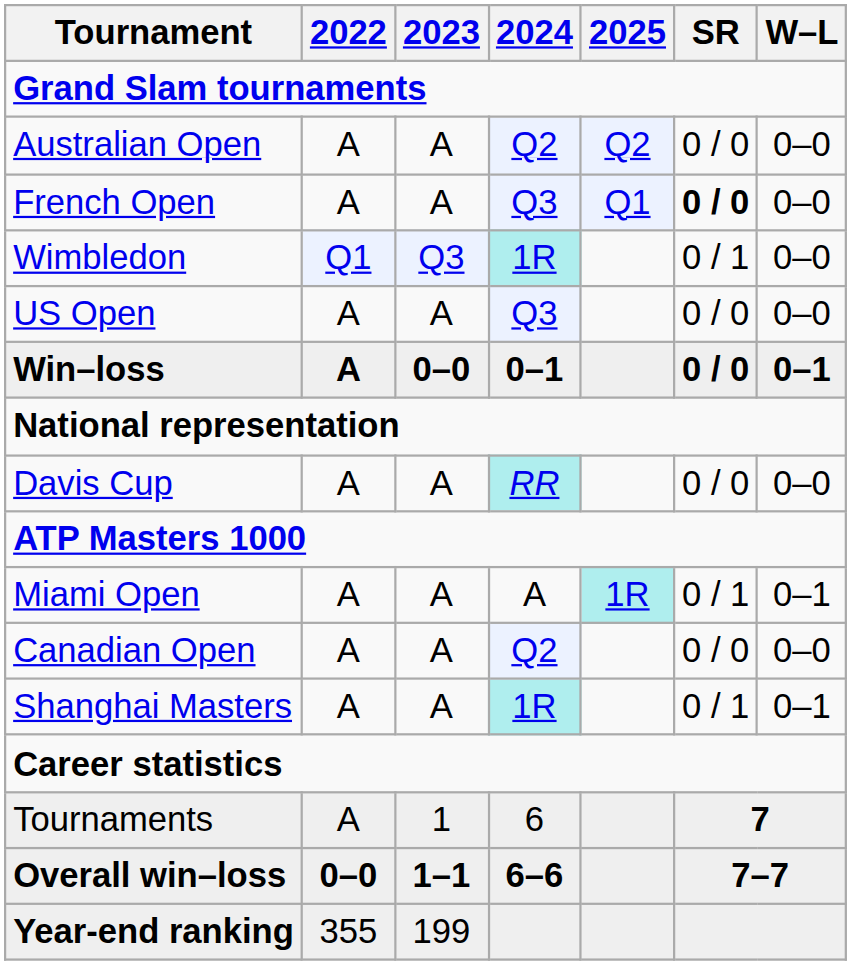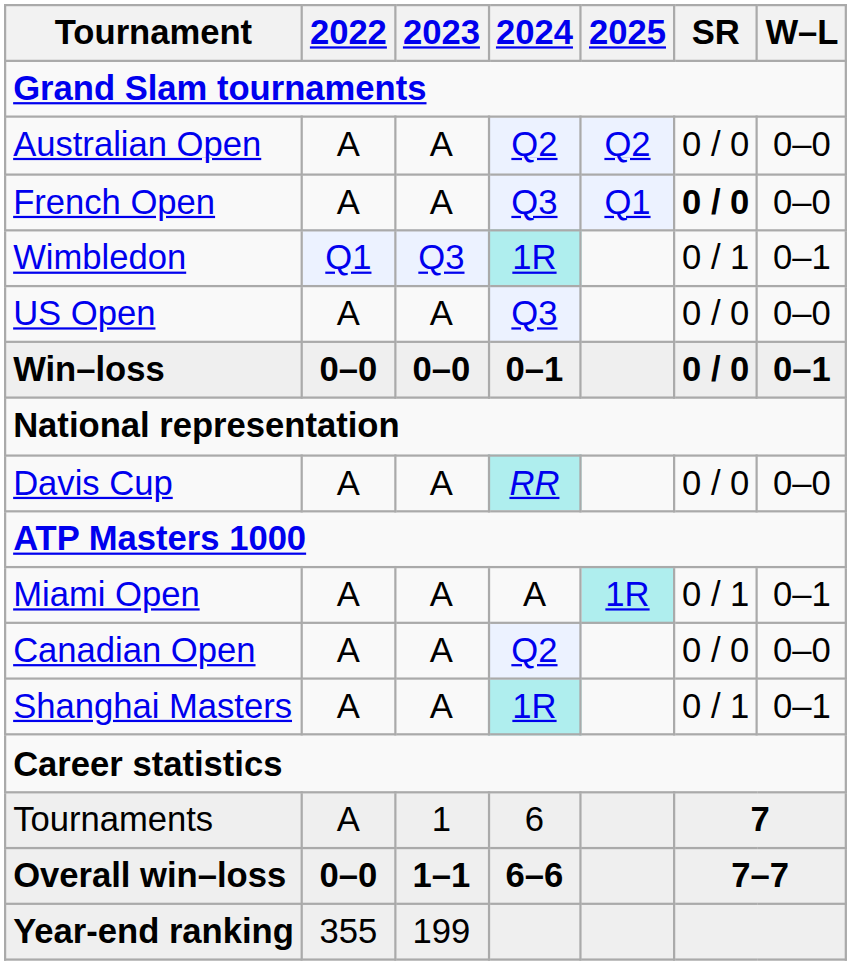(802, 256) 0–0 -> (802, 256) 0–1
(348, 369) A -> (348, 369) 0–0
